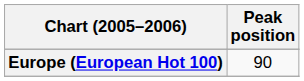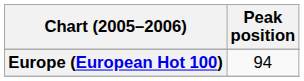(263, 62) 90 -> (263, 62) 94
